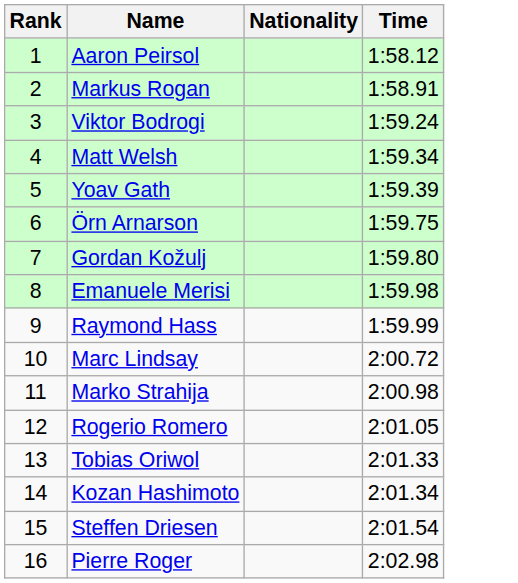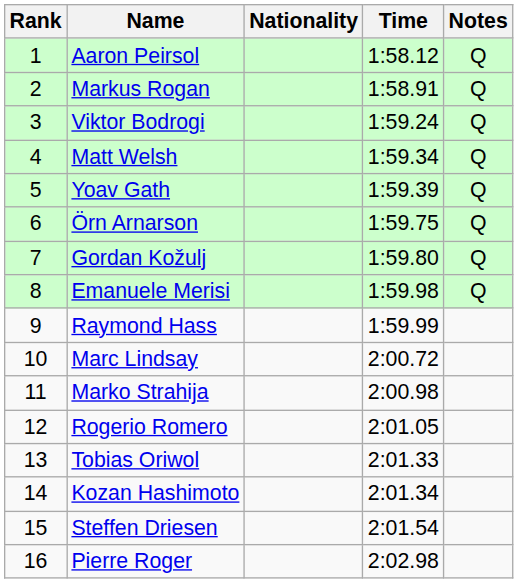+ column: (478, 21)
